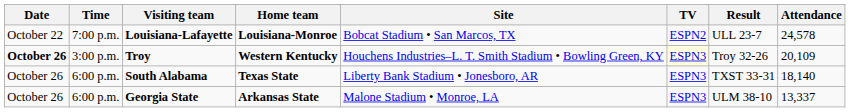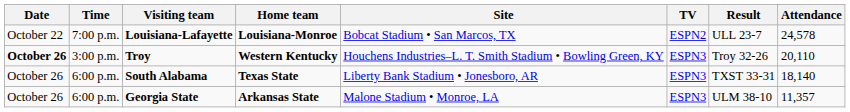(688, 56) lightyellow background -> (688, 56) no background
(798, 56) 20,109 -> (798, 56) 20,110
(798, 97) 13,337 -> (798, 97) 11,357
